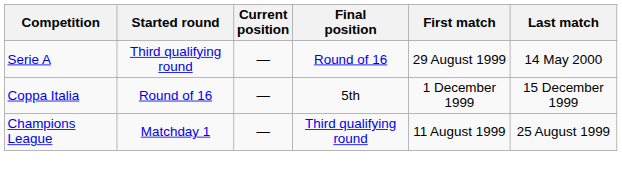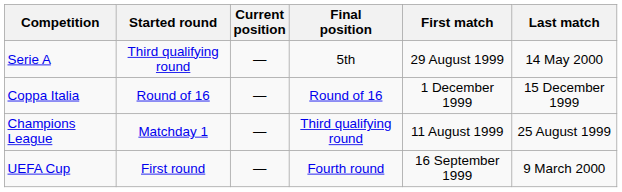(351, 59) Round of 16 -> (346, 59) 5th
(351, 95) 5th -> (346, 95) Round of 16
+ row: (39, 168)
